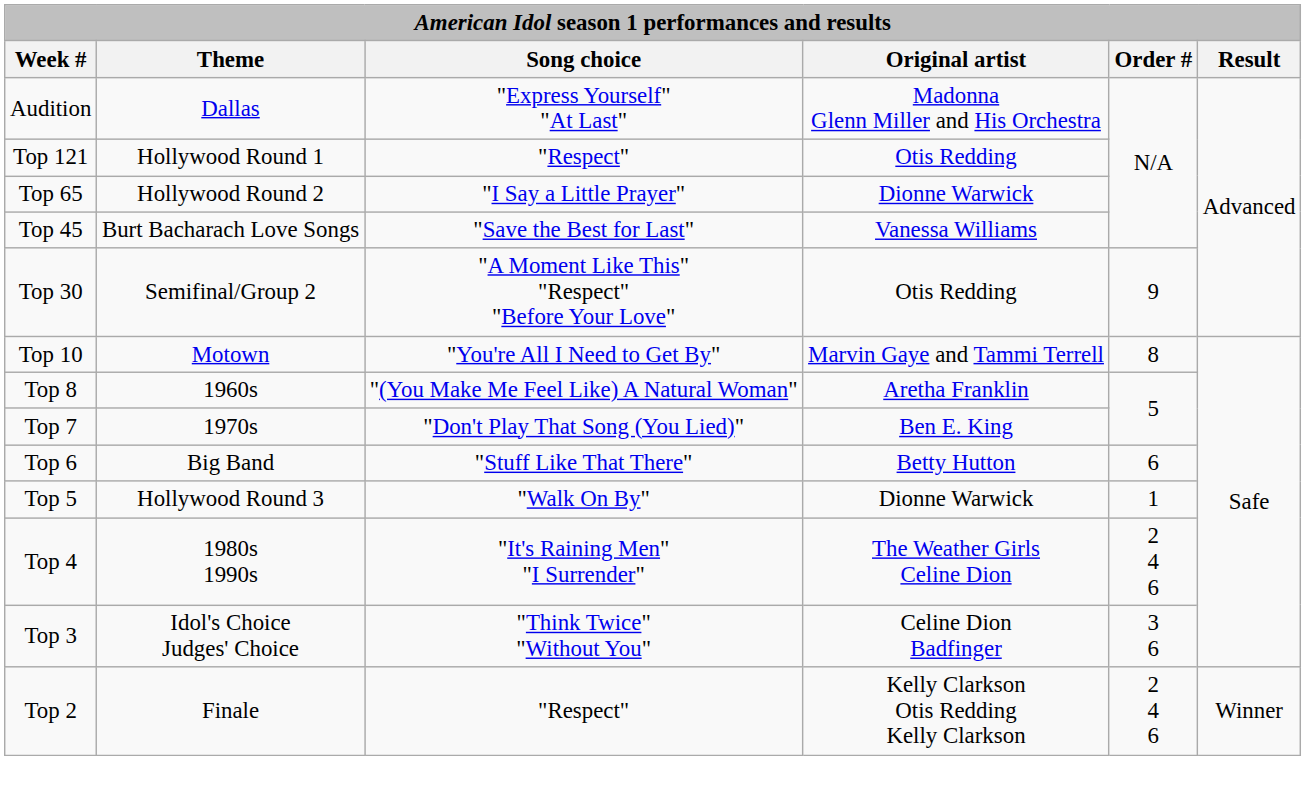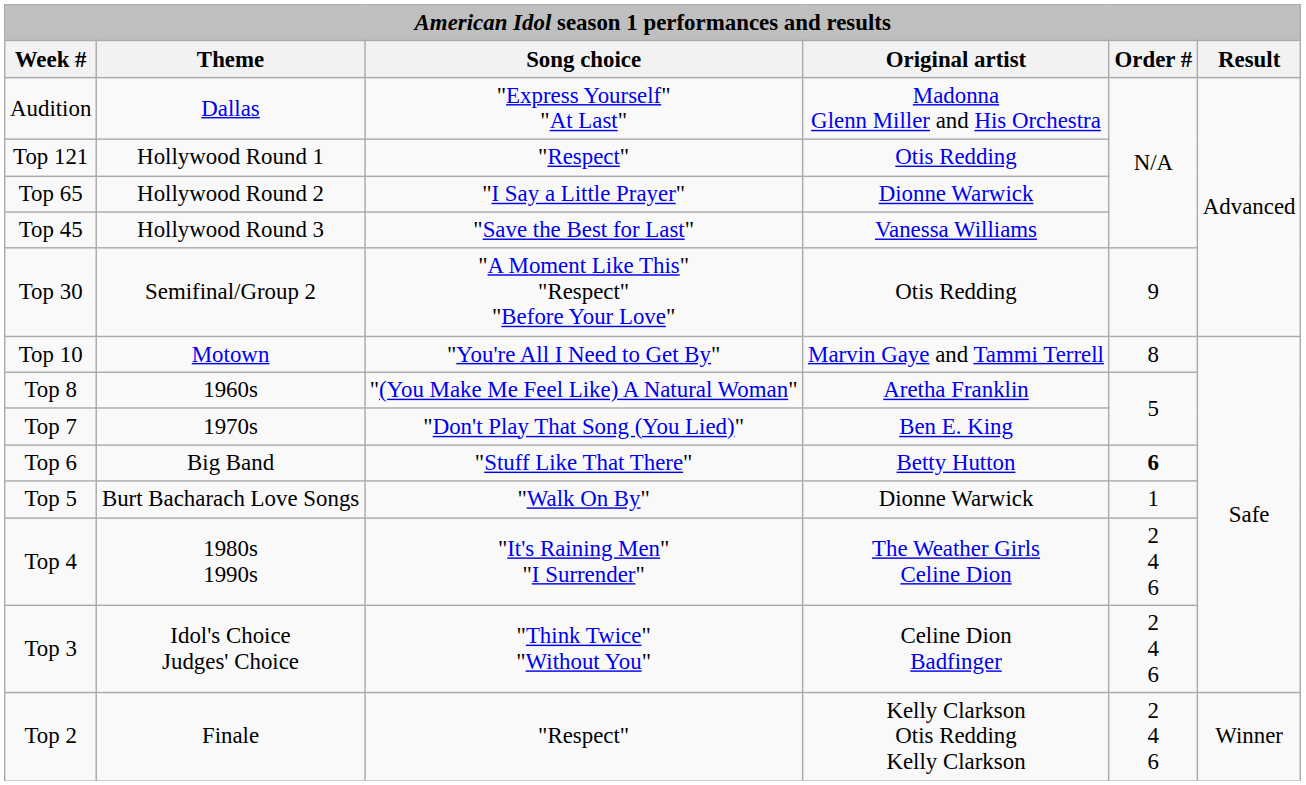(231, 229) Burt Bacharach Love Songs -> (231, 229) Hollywood Round 3
(1153, 462) normal -> (1153, 462) bold
(231, 499) Hollywood Round 3 -> (231, 499) Burt Bacharach Love Songs
(1153, 635) 3 6 -> (1153, 648) 2 4 6
